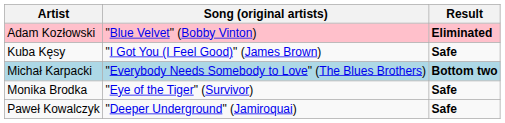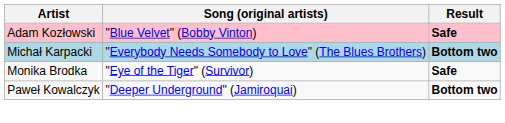(462, 33) Eliminated -> (444, 33) Safe
- row: (36, 52)
(444, 109) Safe -> (465, 90) Bottom two
